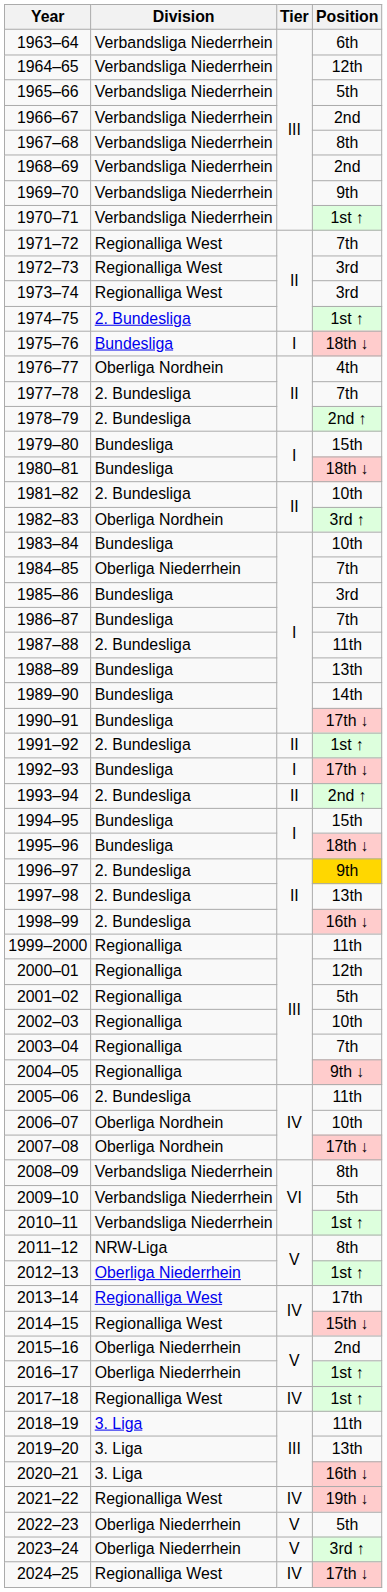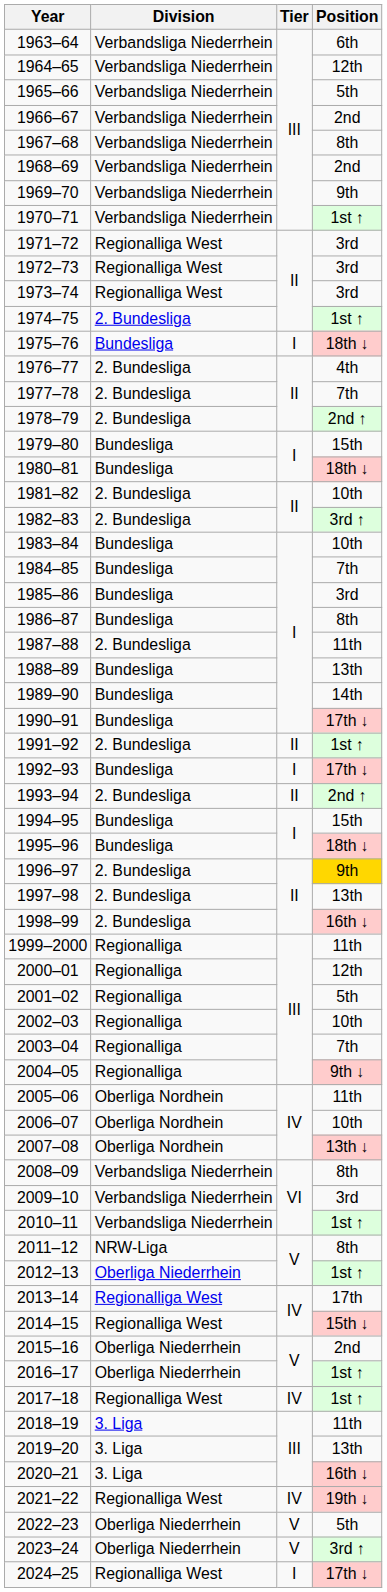(347, 243) 7th -> (347, 243) 3rd
(159, 368) Oberliga Nordhein -> (143, 368) 2. Bundesliga
(159, 519) Oberliga Nordhein -> (143, 519) 2. Bundesliga
(168, 569) Oberliga Niederrhein -> (134, 569) Bundesliga
(347, 619) 7th -> (347, 619) 8th
(143, 1097) 2. Bundesliga -> (159, 1097) Oberliga Nordhein
(347, 1147) 17th ↓ -> (347, 1147) 13th ↓
(347, 1197) 5th -> (347, 1197) 3rd
(294, 1574) IV -> (294, 1574) I
